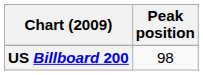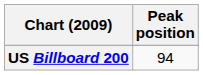(165, 57) 98 -> (165, 57) 94
